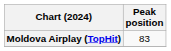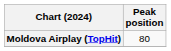(144, 38) 83 -> (144, 38) 80
